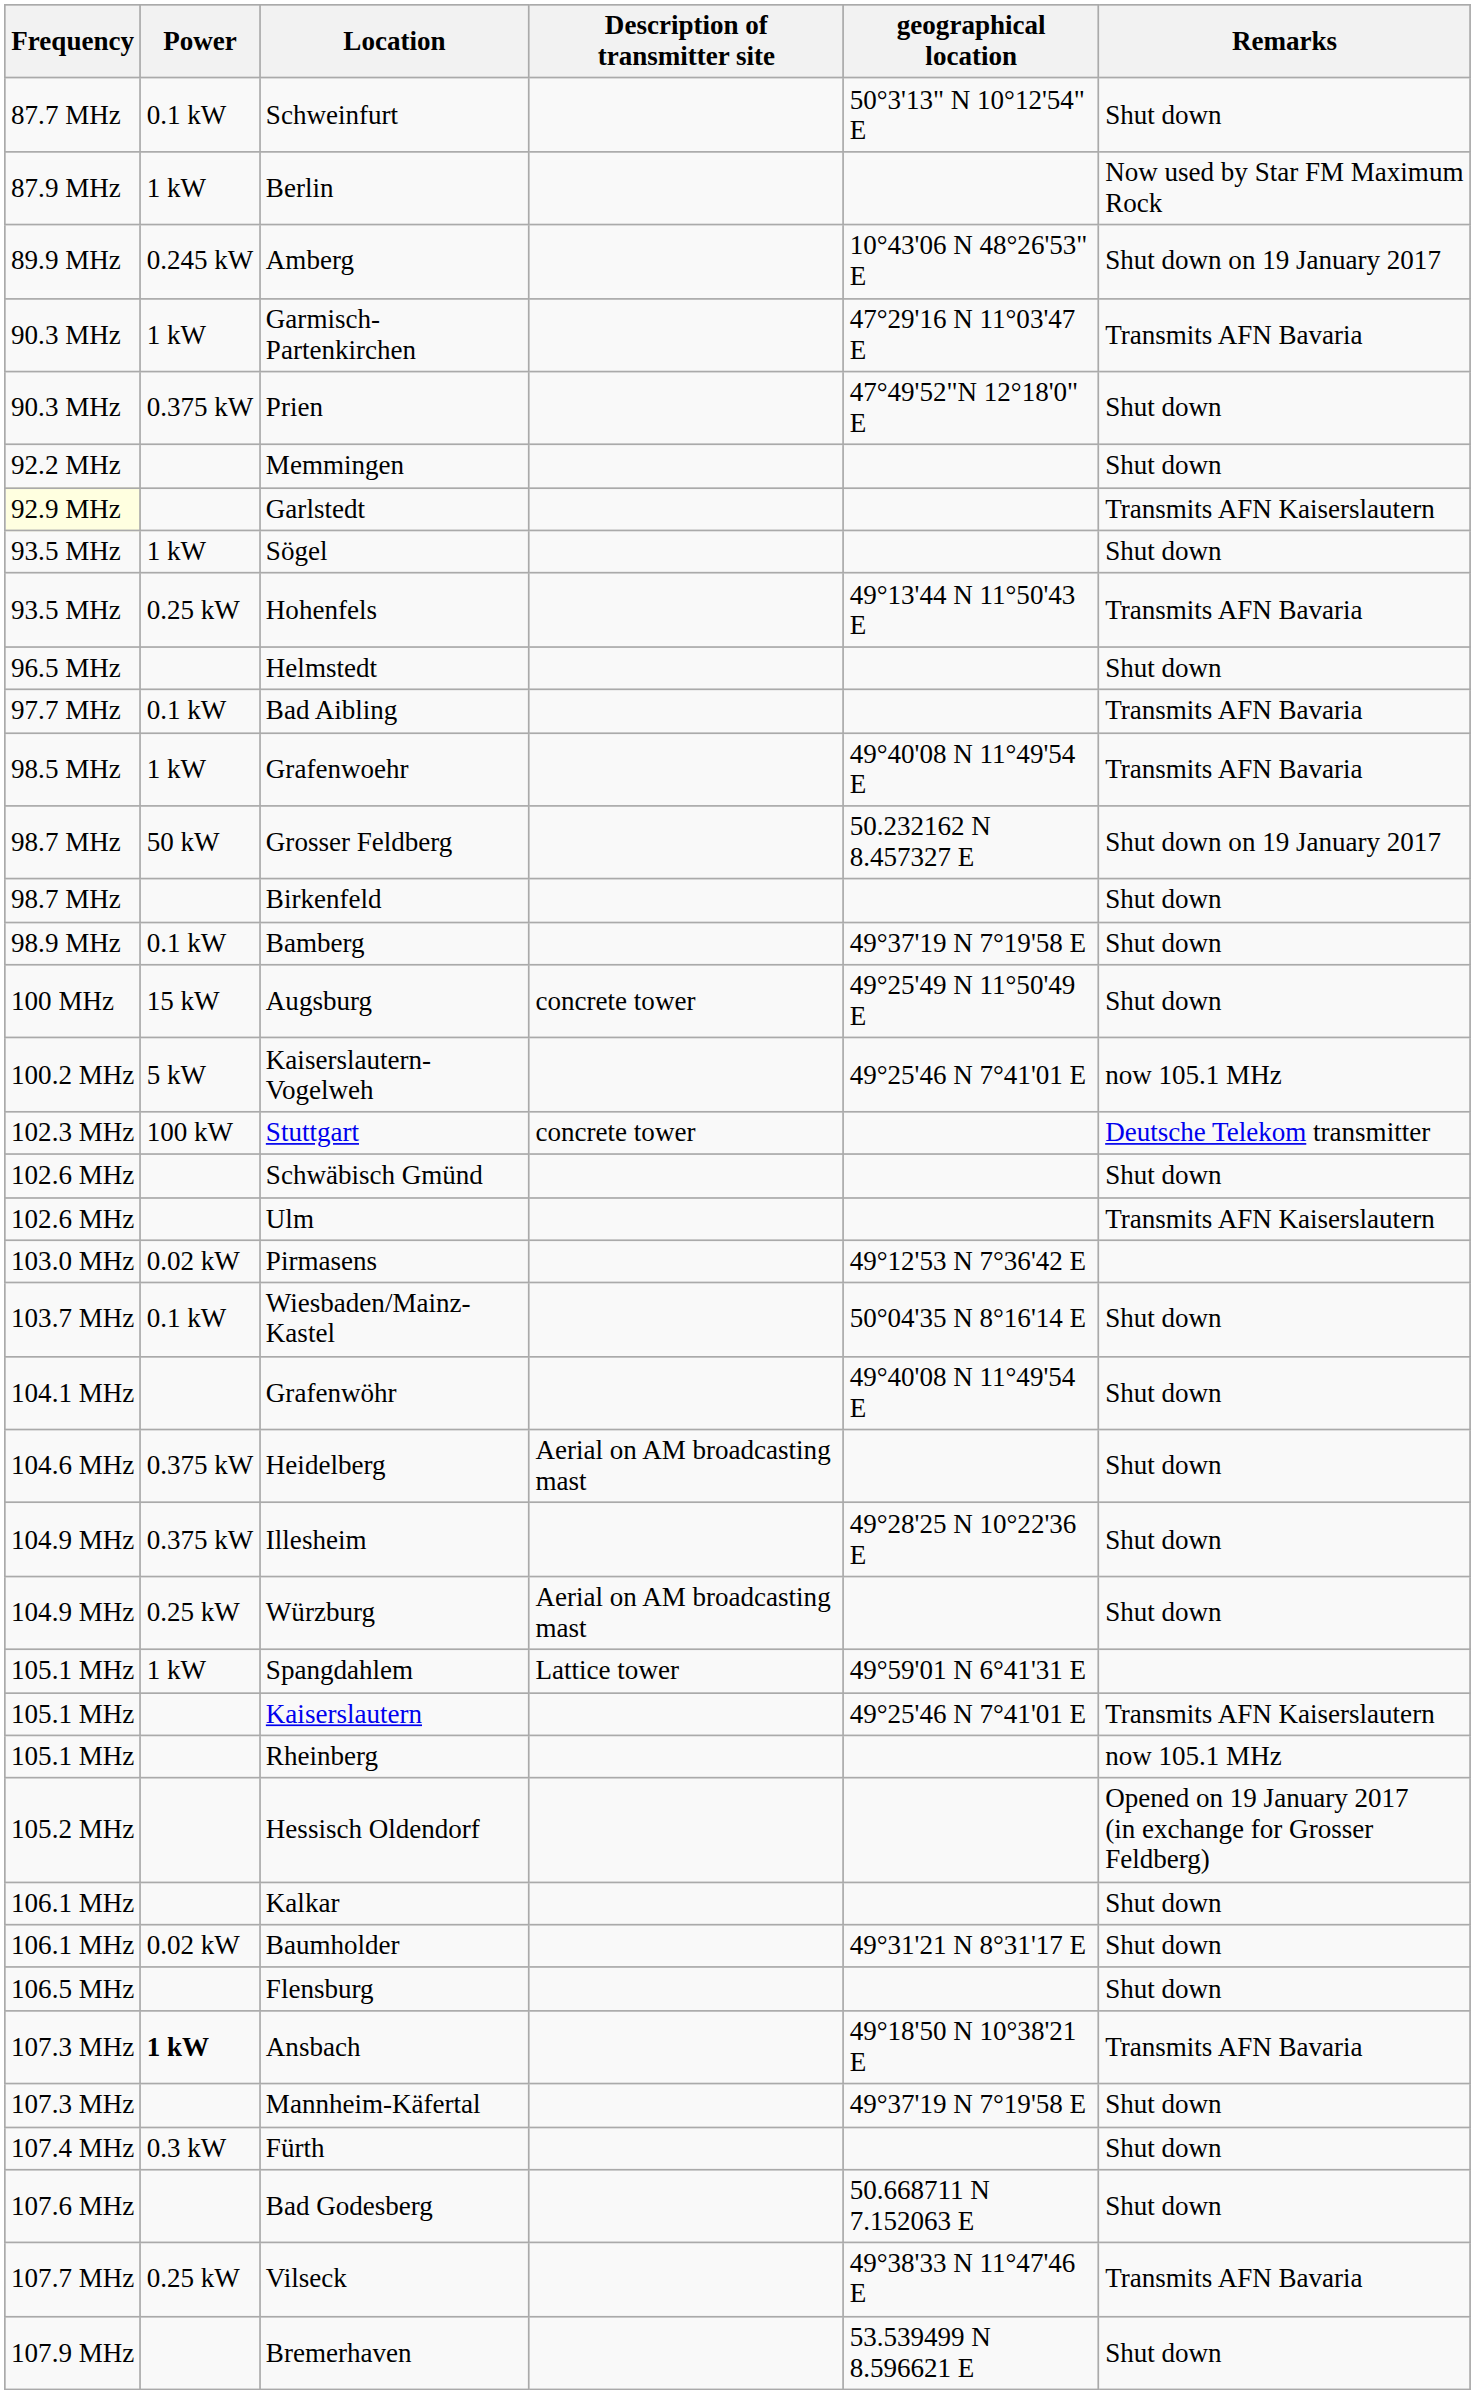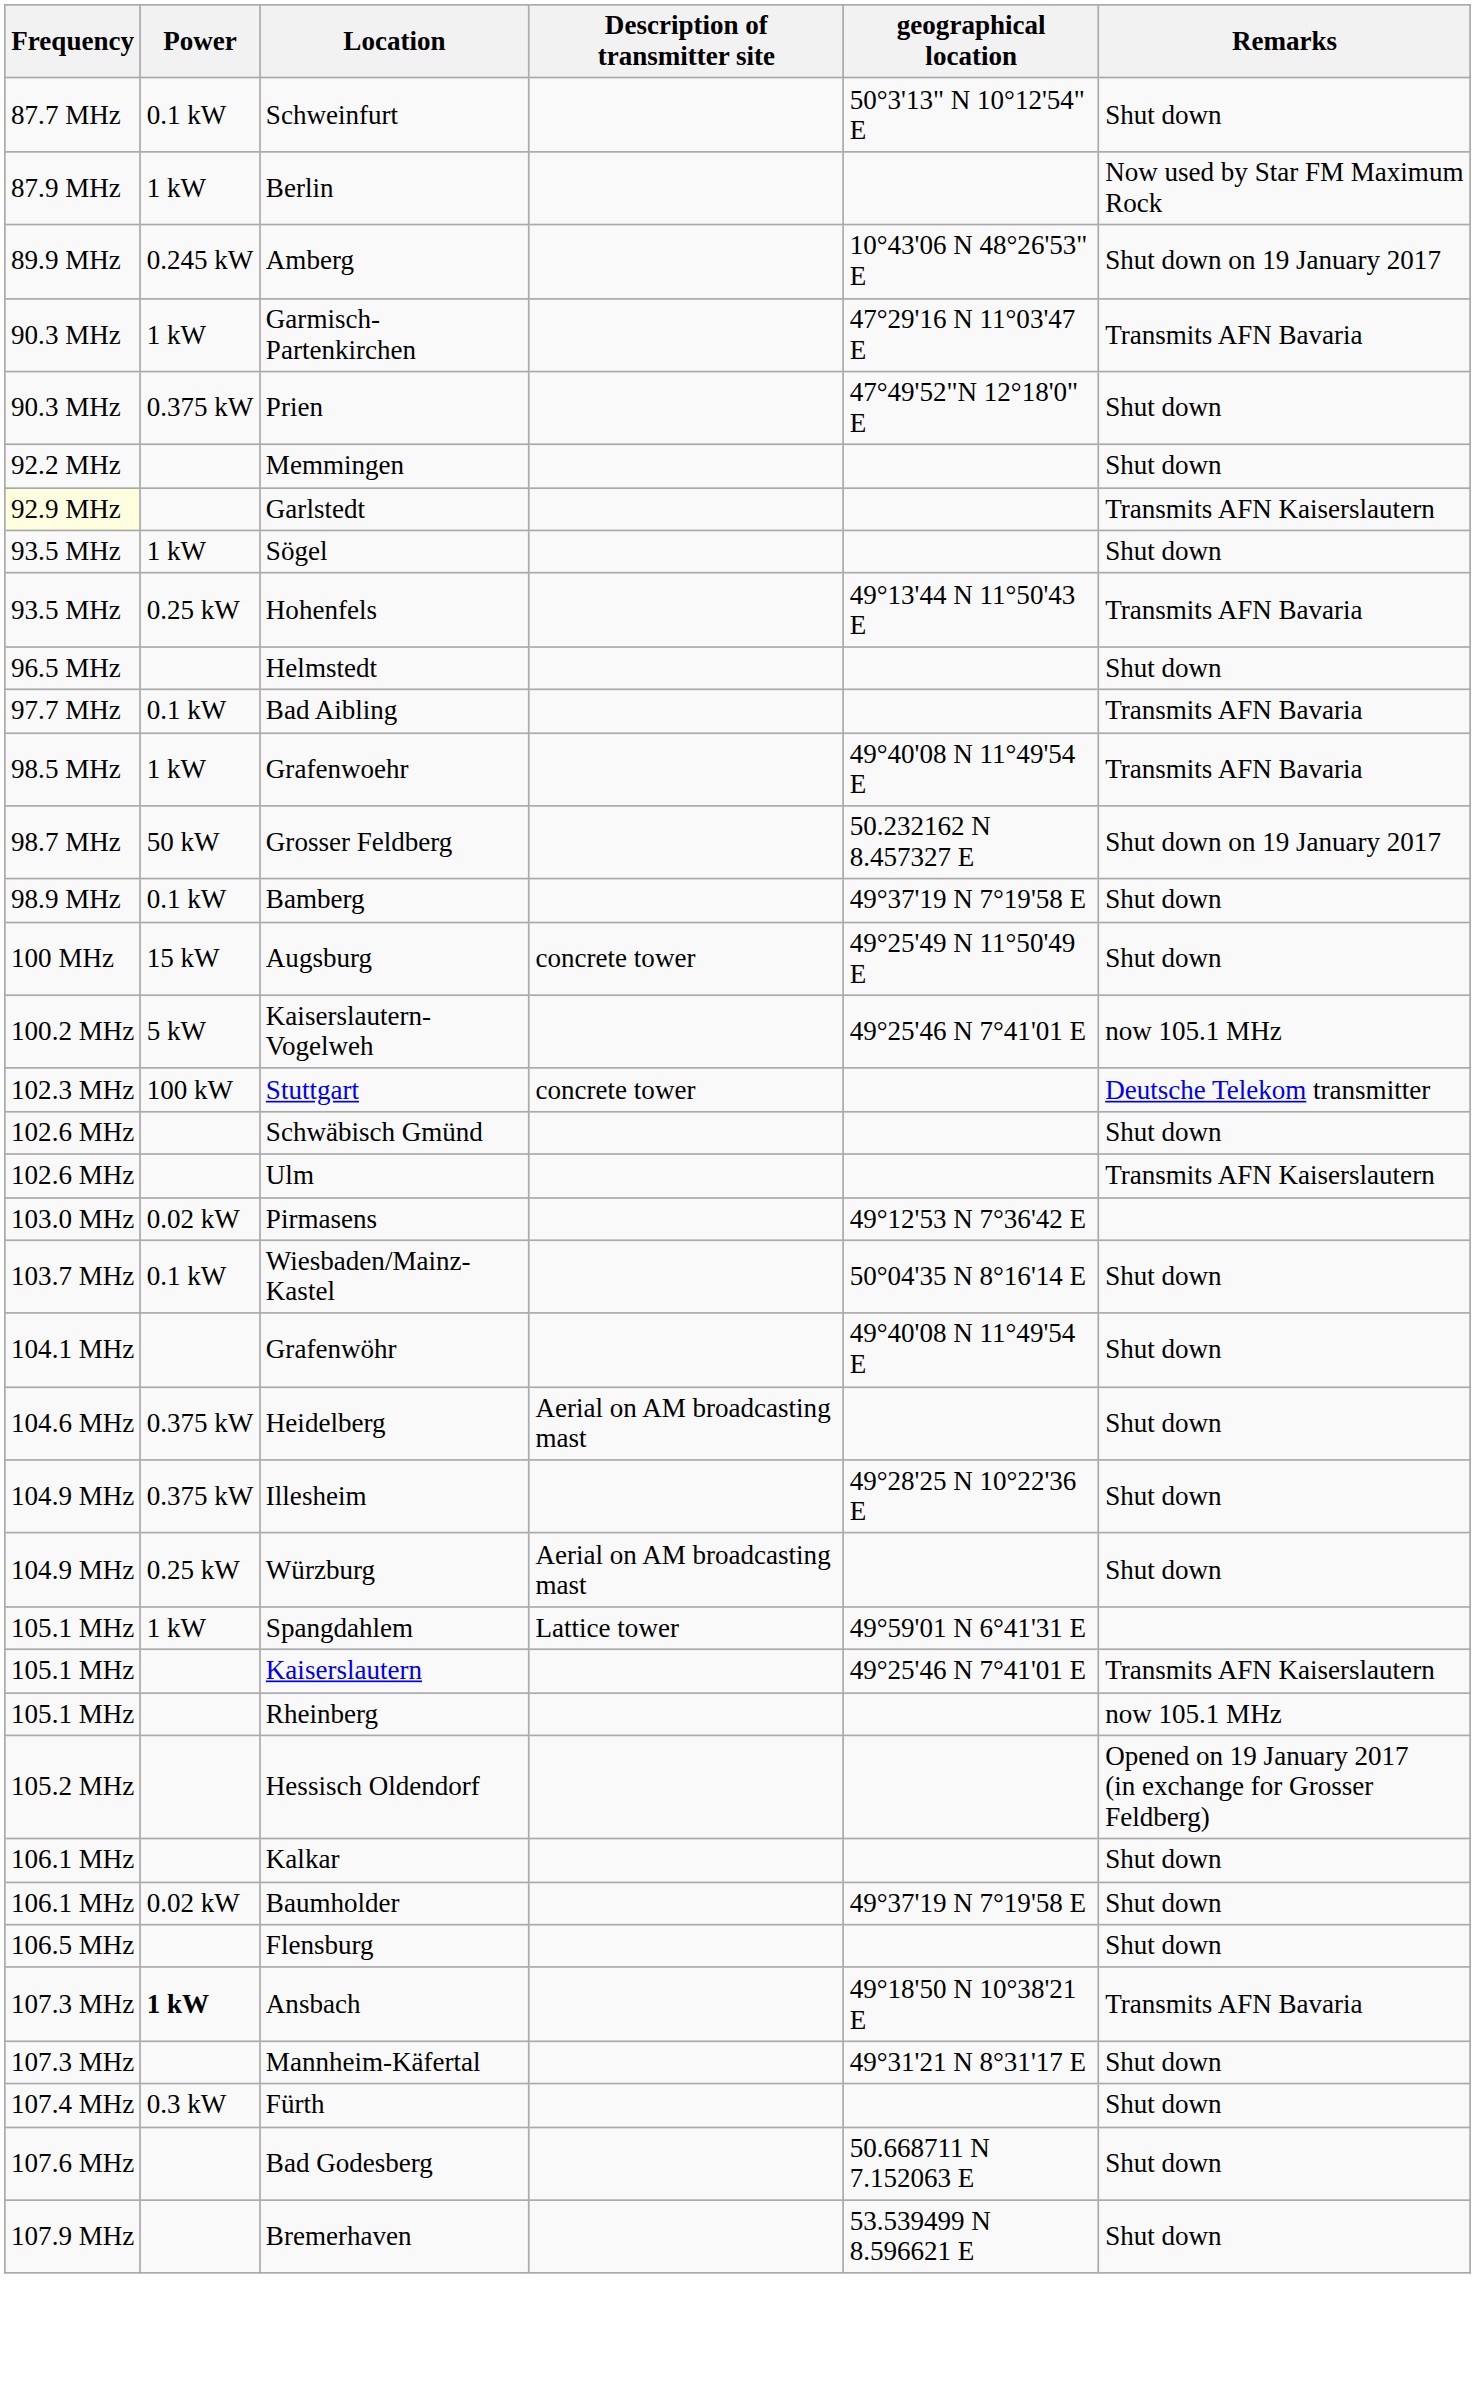- row: (324, 900)
(968, 1945) 49°31'21 N 8°31'17 E -> (968, 1902) 49°37'19 N 7°19'58 E
(968, 2104) 49°37'19 N 7°19'58 E -> (968, 2061) 49°31'21 N 8°31'17 E
- row: (306, 2279)
